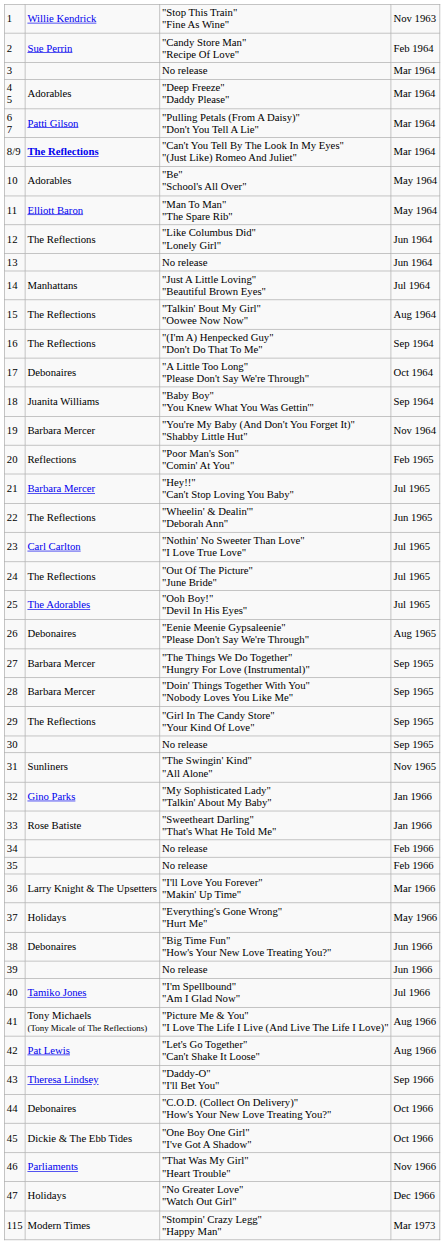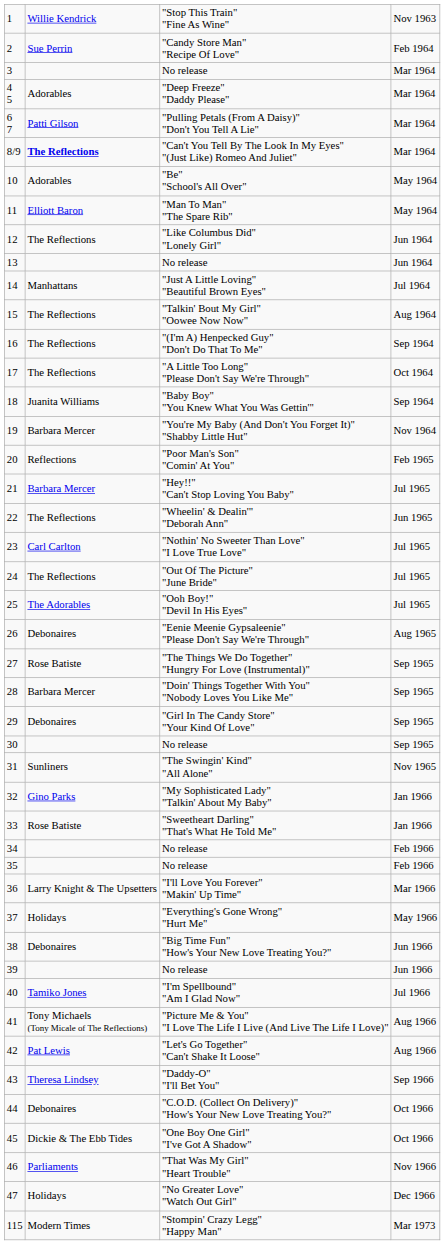(52, 372) Debonaires -> (62, 372) The Reflections
(61, 663) Barbara Mercer -> (54, 663) Rose Batiste
(62, 721) The Reflections -> (52, 721) Debonaires
